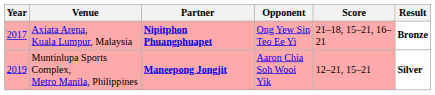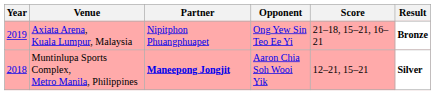(17, 35) 2017 -> (17, 35) 2019
(178, 35) bold -> (178, 35) normal
(17, 70) 2019 -> (17, 70) 2018
